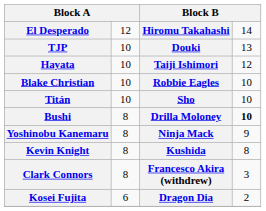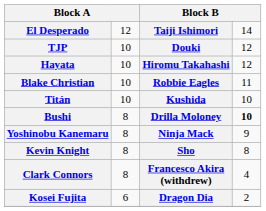(186, 30) Hiromu Takahashi -> (186, 30) Taiji Ishimori
(247, 47) 13 -> (247, 47) 12
(186, 64) Taiji Ishimori -> (186, 64) Hiromu Takahashi
(247, 82) 10 -> (247, 82) 11
(186, 99) Sho -> (186, 99) Kushida
(186, 151) Kushida -> (186, 151) Sho
(247, 174) 3 -> (247, 174) 4
